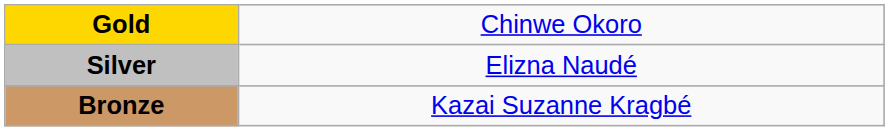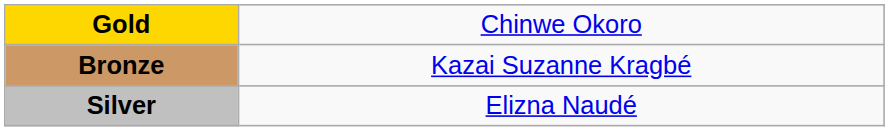rows swapped: (121, 65) <-> (121, 105)
